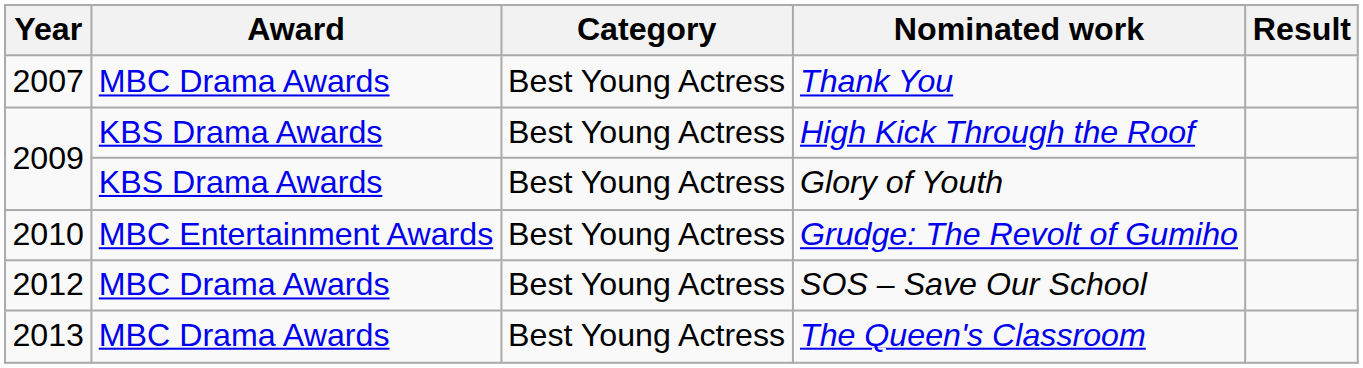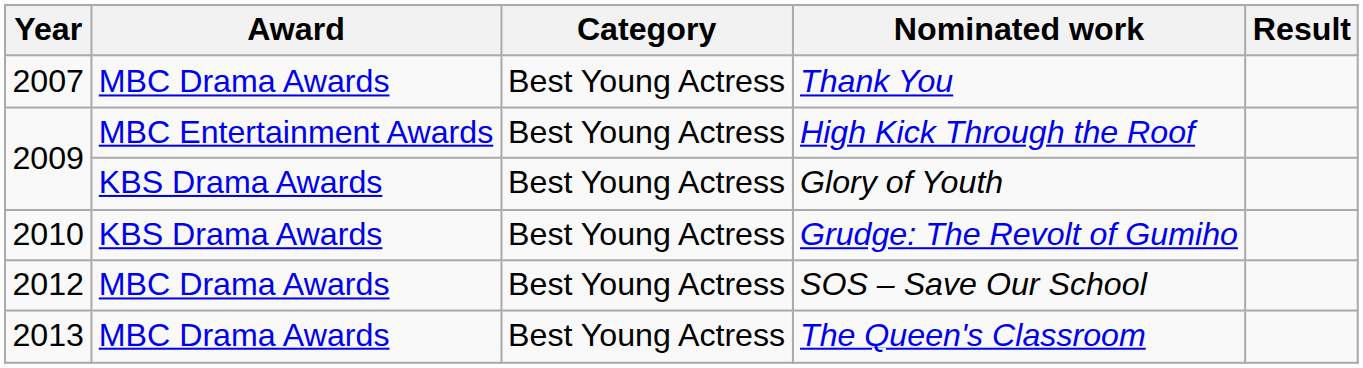(241, 132) KBS Drama Awards -> (296, 132) MBC Entertainment Awards
(296, 234) MBC Entertainment Awards -> (241, 234) KBS Drama Awards
